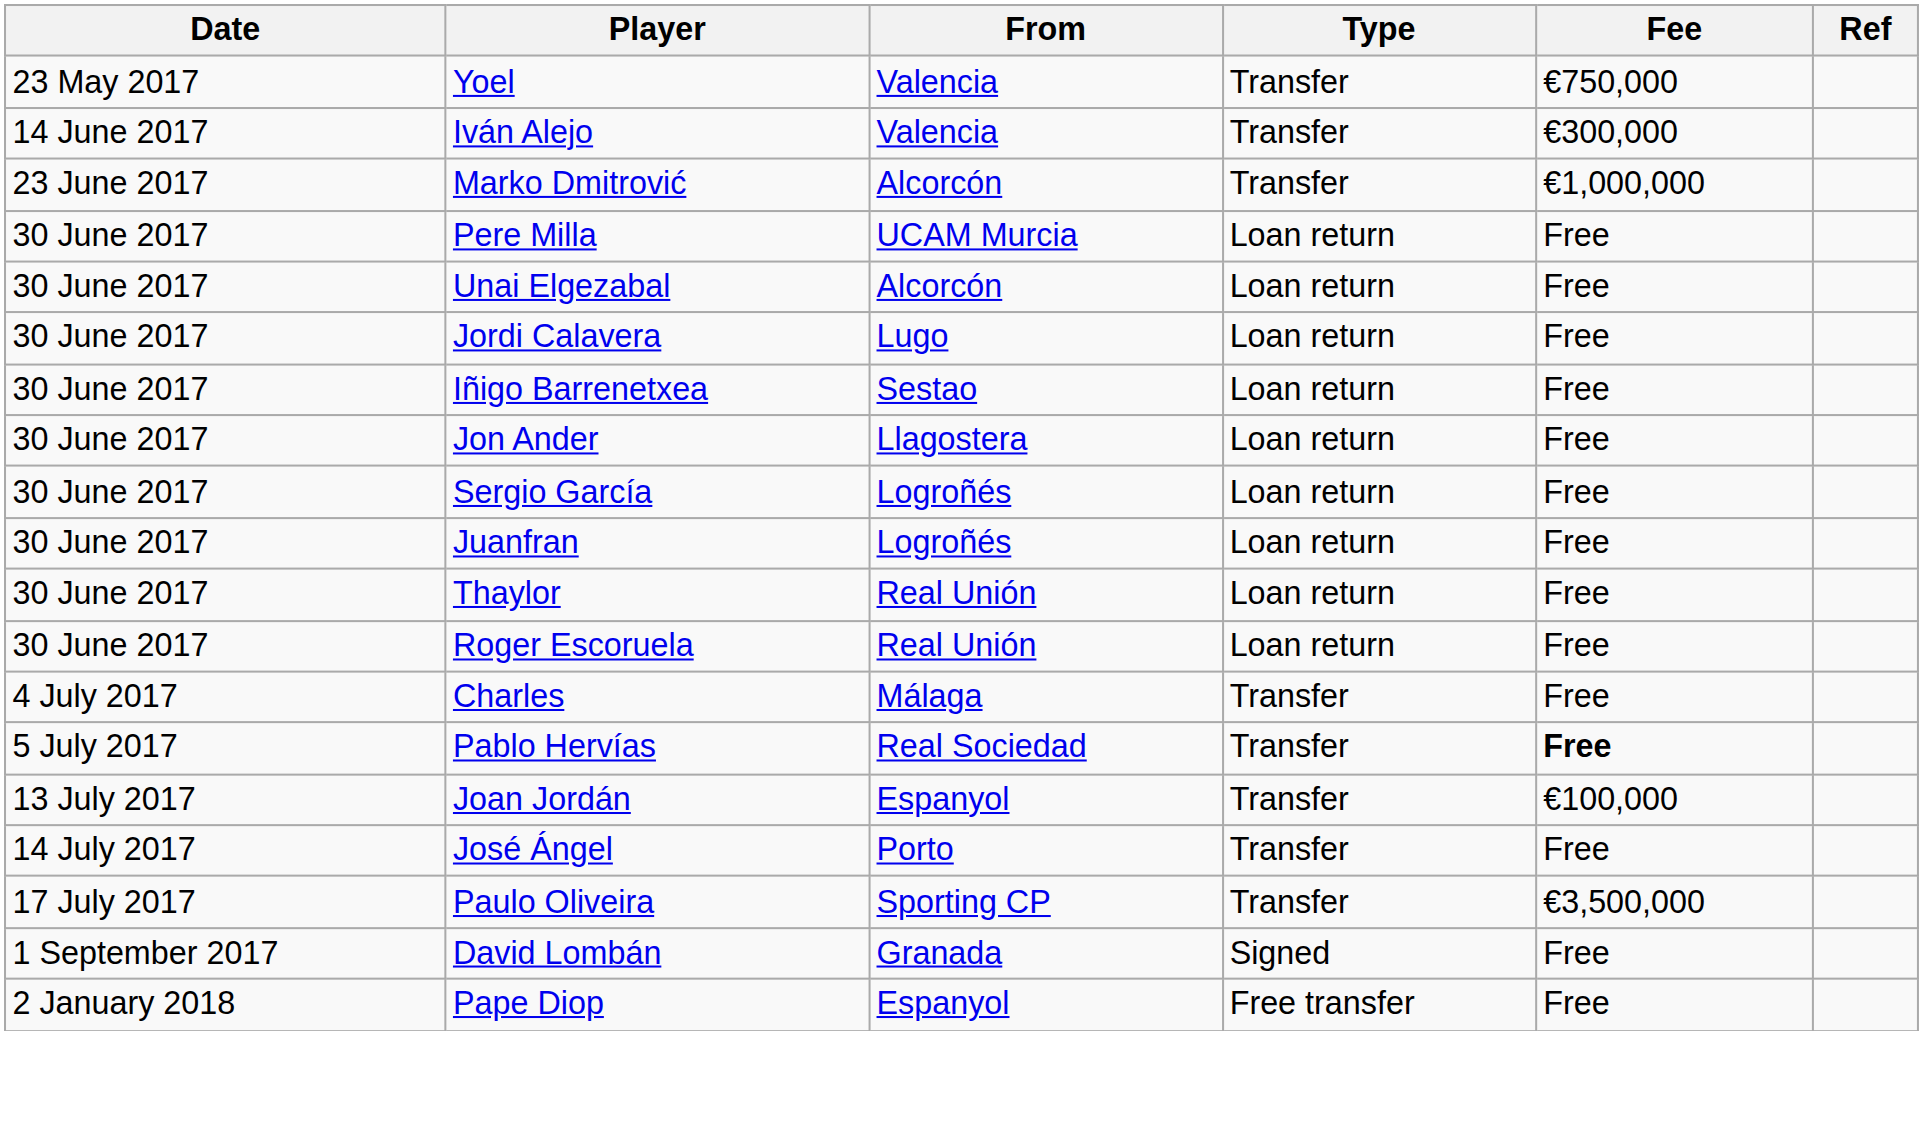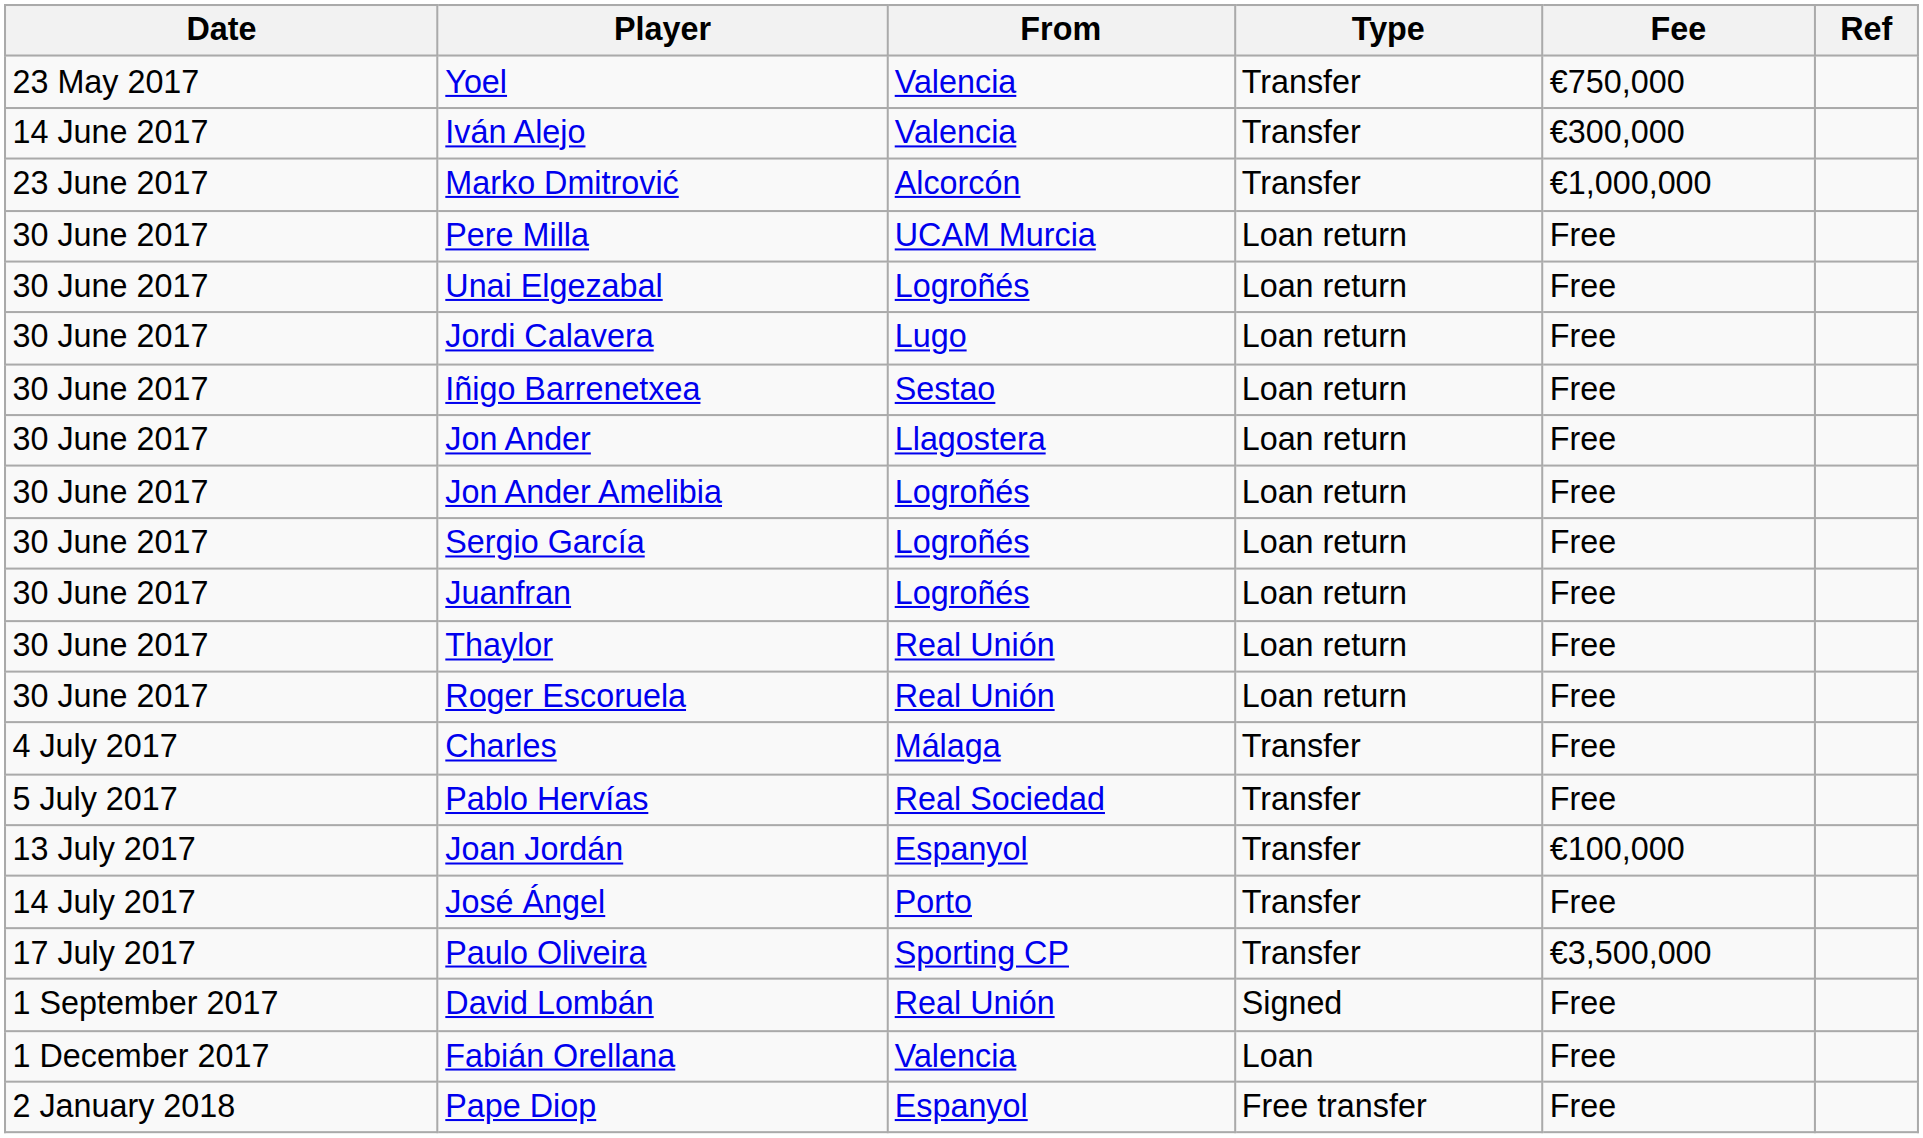(939, 286) Alcorcón -> (962, 286) Logroñés
+ row: (584, 491)
(1577, 747) bold -> (1583, 798) normal
(939, 952) Granada -> (975, 1004) Real Unión
+ row: (560, 1055)
